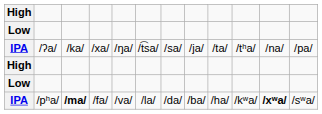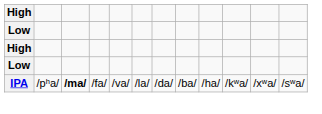- row: (19, 48)
(275, 100) bold -> (265, 83) normal
